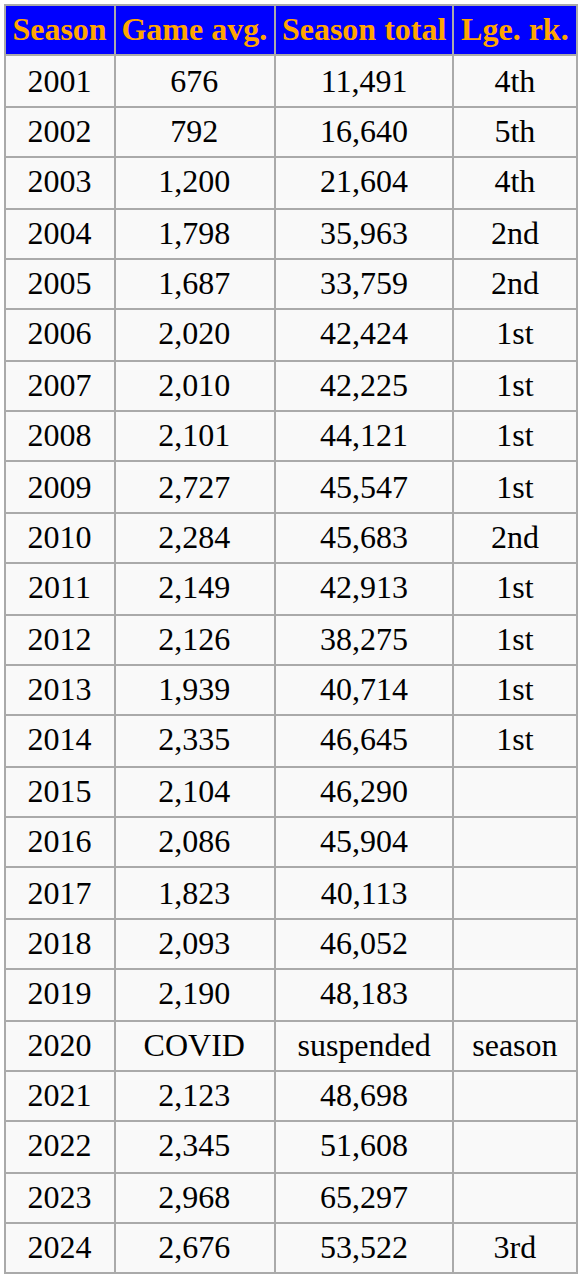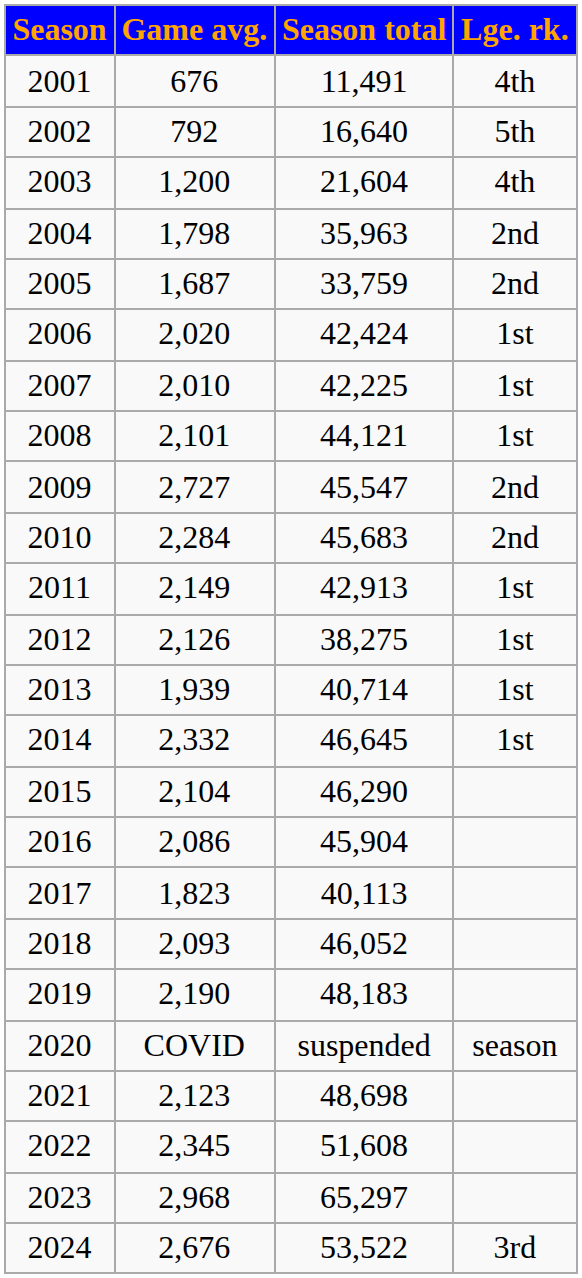(515, 486) 1st -> (515, 486) 2nd
(194, 740) 2,335 -> (194, 740) 2,332
